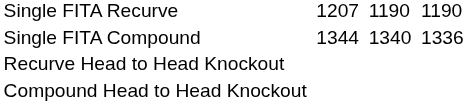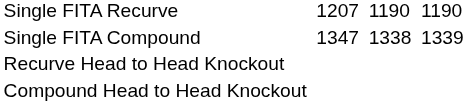(338, 37) 1344 -> (338, 37) 1347
(390, 37) 1340 -> (390, 37) 1338
(442, 37) 1336 -> (442, 37) 1339
